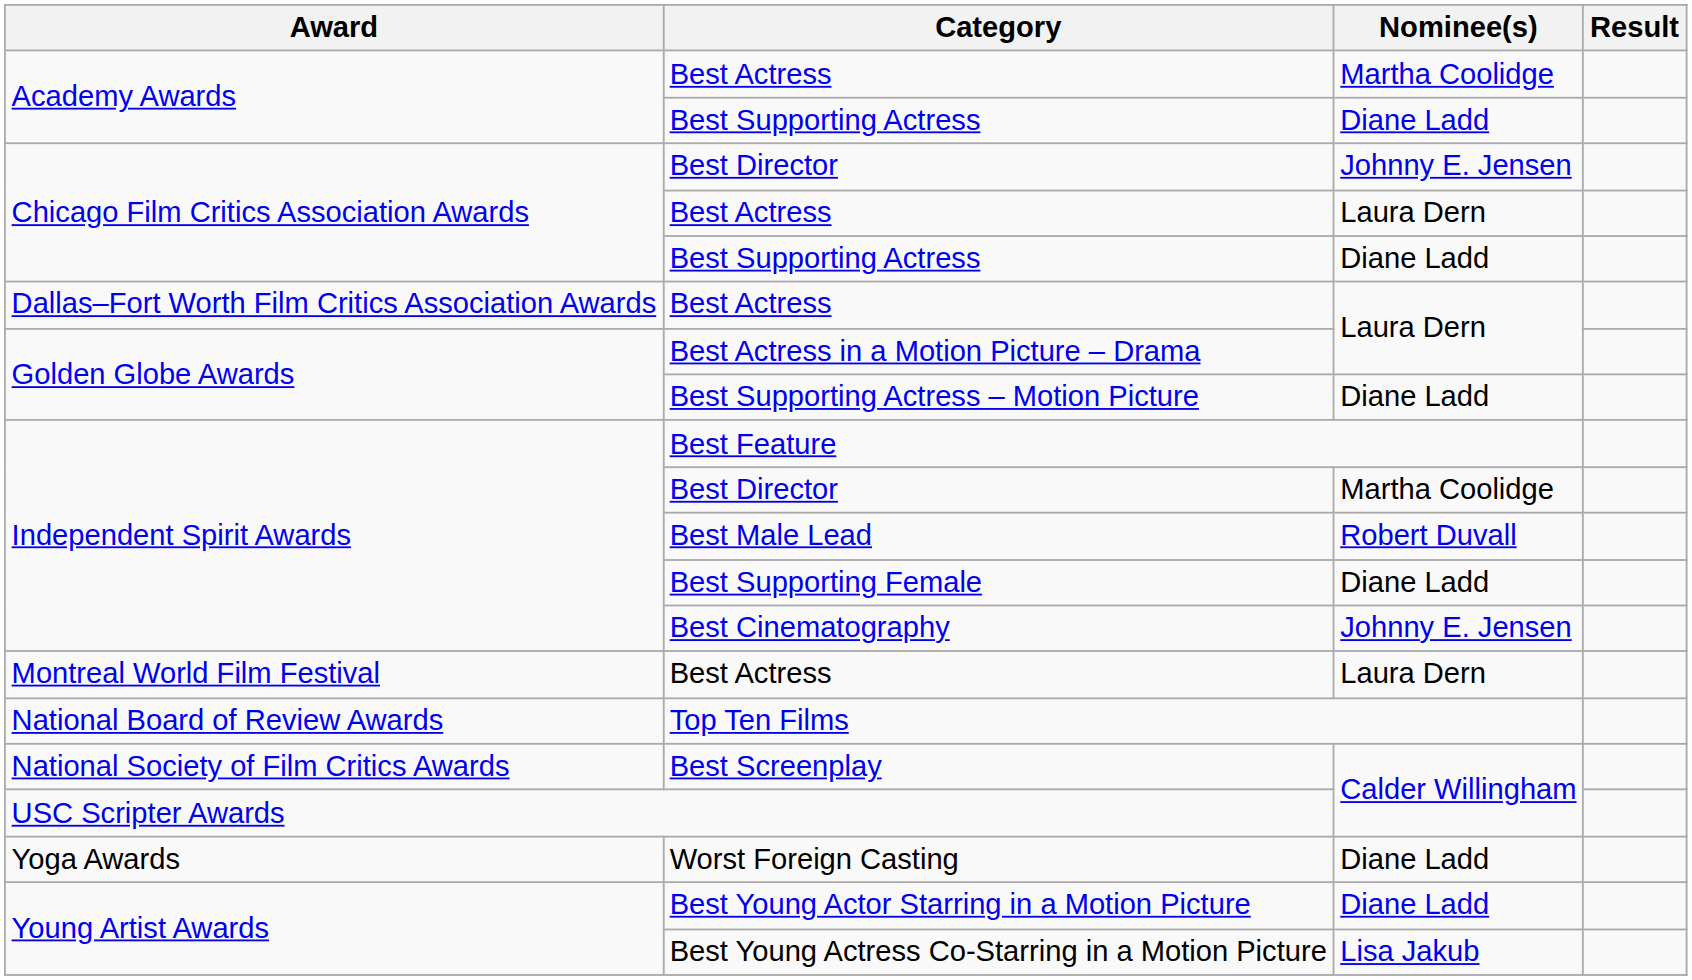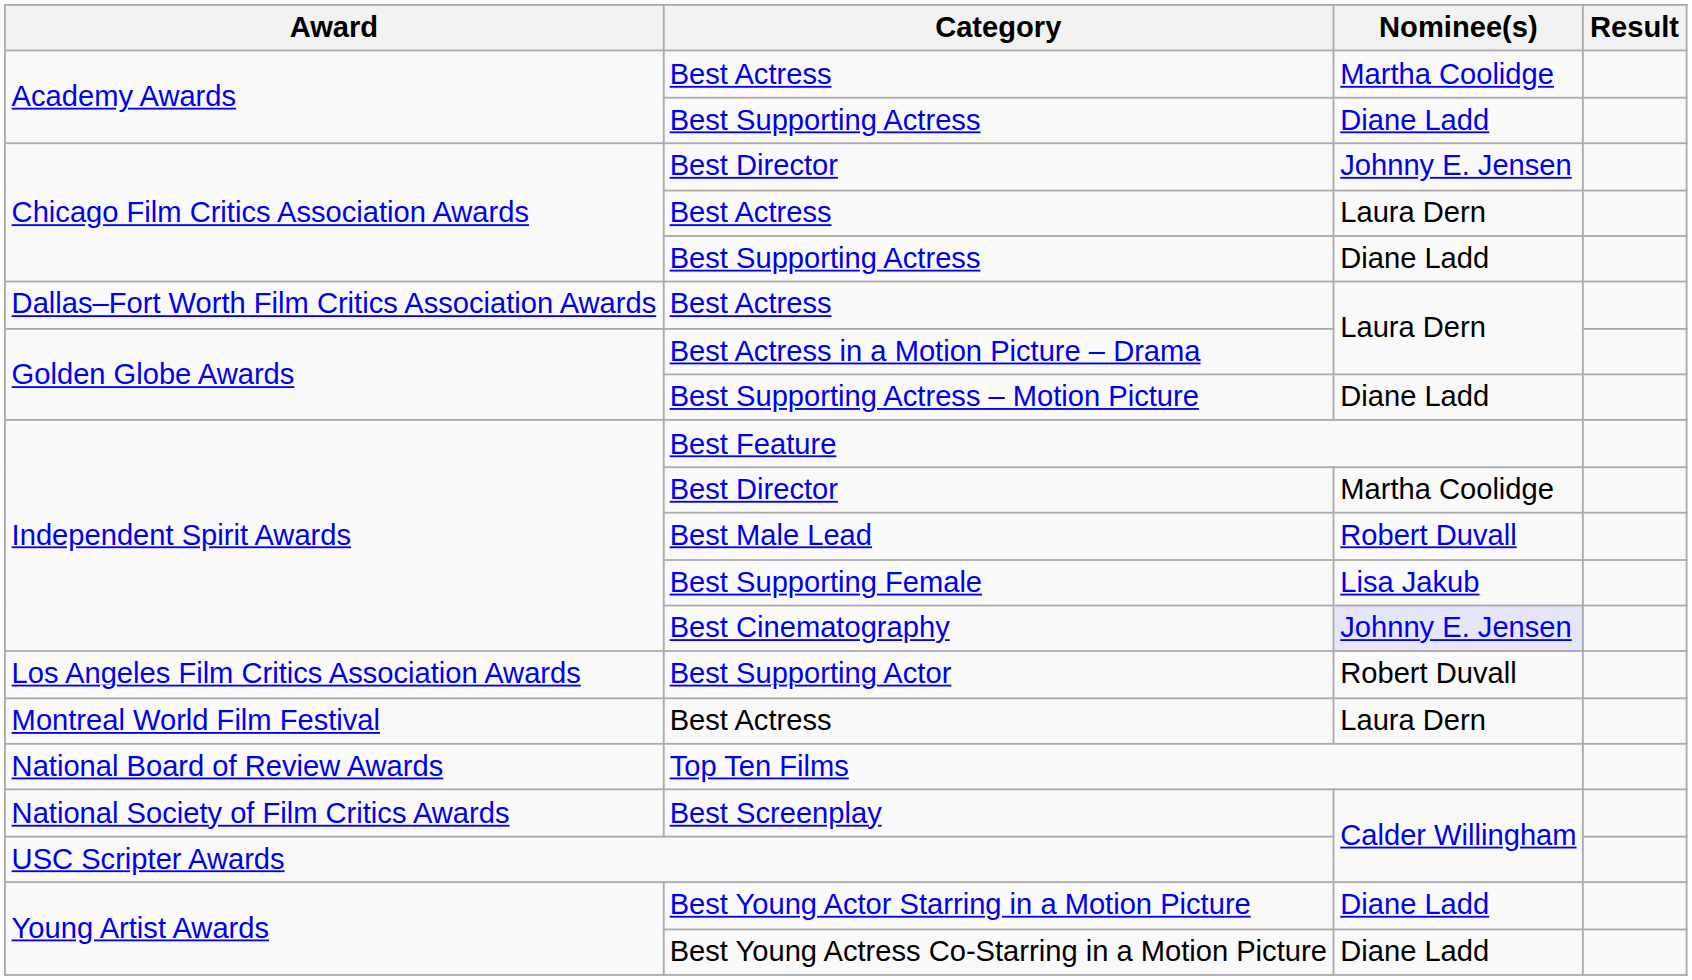(1415, 581) Diane Ladd -> (1410, 581) Lisa Jakub
(1456, 627) no background -> (1456, 627) lavender background
+ row: (296, 674)
- row: (96, 858)
(1410, 951) Lisa Jakub -> (1415, 951) Diane Ladd
